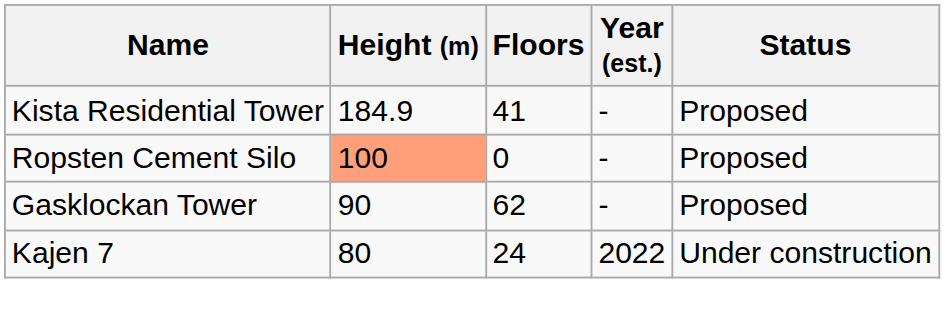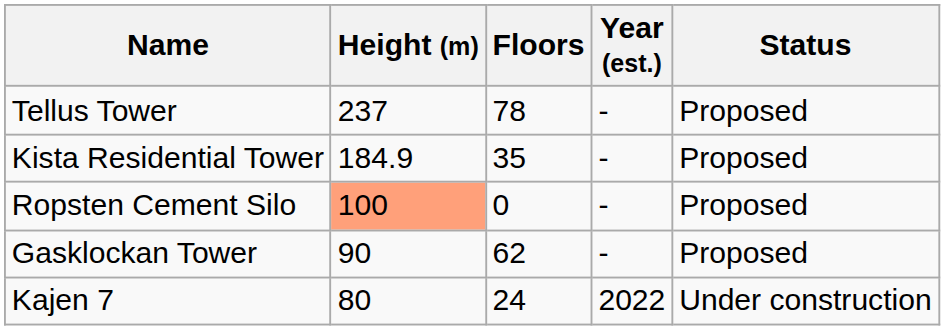+ row: (94, 109)
(509, 109) 41 -> (509, 157) 35
